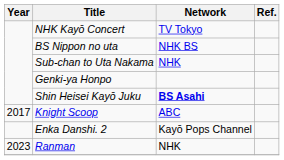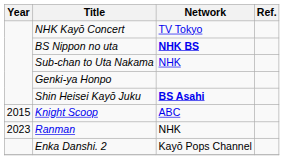(178, 46) normal -> (179, 46) bold
(19, 113) 2017 -> (19, 113) 2015
rows swapped: (71, 130) <-> (55, 146)
